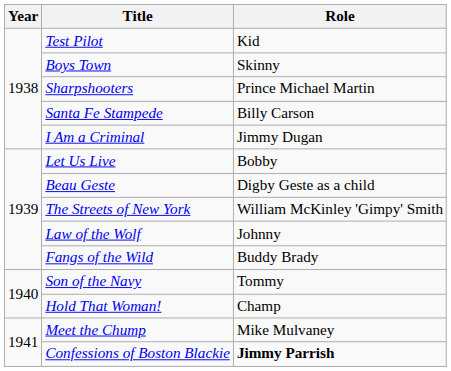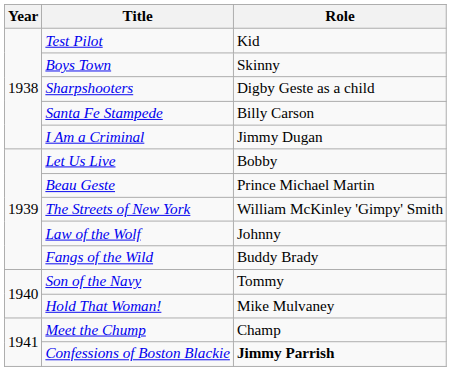(306, 88) Prince Michael Martin -> (306, 88) Digby Geste as a child
(306, 185) Digby Geste as a child -> (306, 185) Prince Michael Martin
(259, 305) Champ -> (286, 305) Mike Mulvaney
(286, 329) Mike Mulvaney -> (259, 329) Champ
